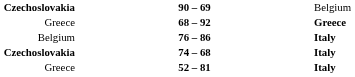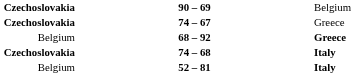+ row: (194, 22)
(60, 22) Greece -> (56, 37) Belgium
- row: (194, 37)
(60, 67) Greece -> (56, 67) Belgium
